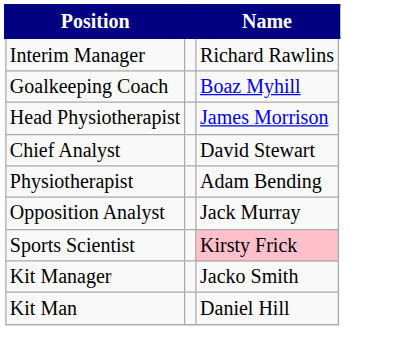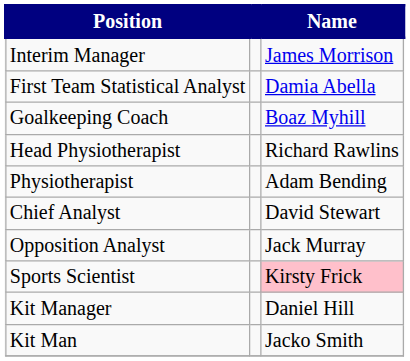(267, 54) Richard Rawlins -> (329, 54) James Morrison
+ row: (128, 86)
(264, 118) James Morrison -> (332, 149) Richard Rawlins
rows swapped: (72, 181) <-> (65, 149)
(249, 276) Jacko Smith -> (310, 308) Daniel Hill
(245, 308) Daniel Hill -> (314, 340) Jacko Smith
